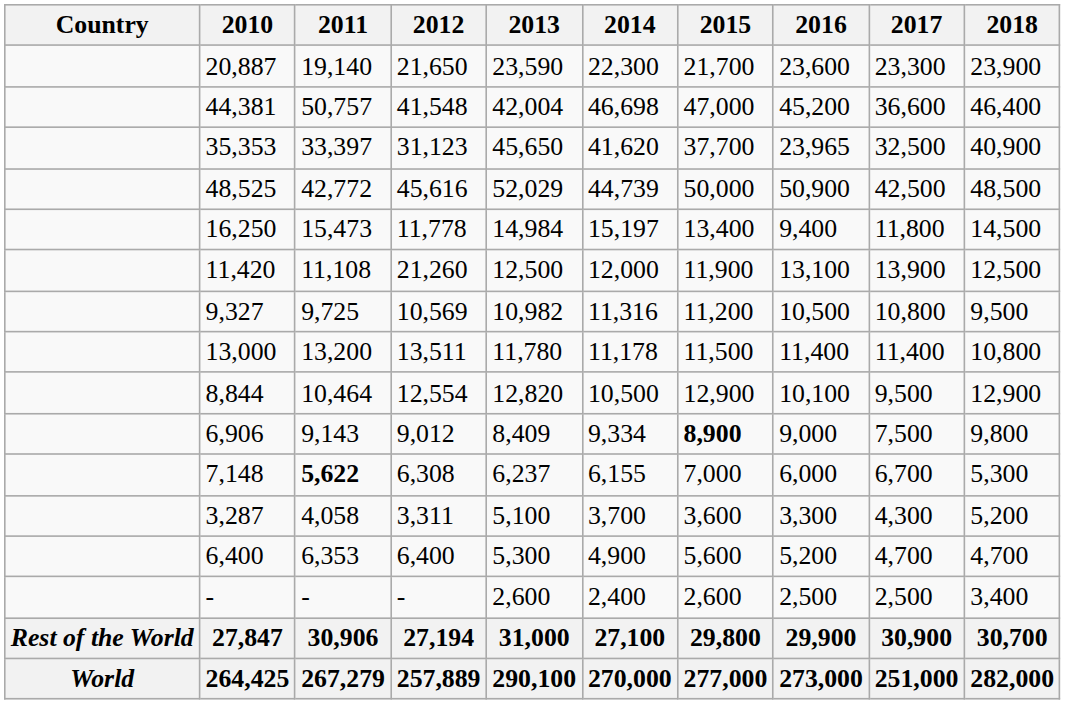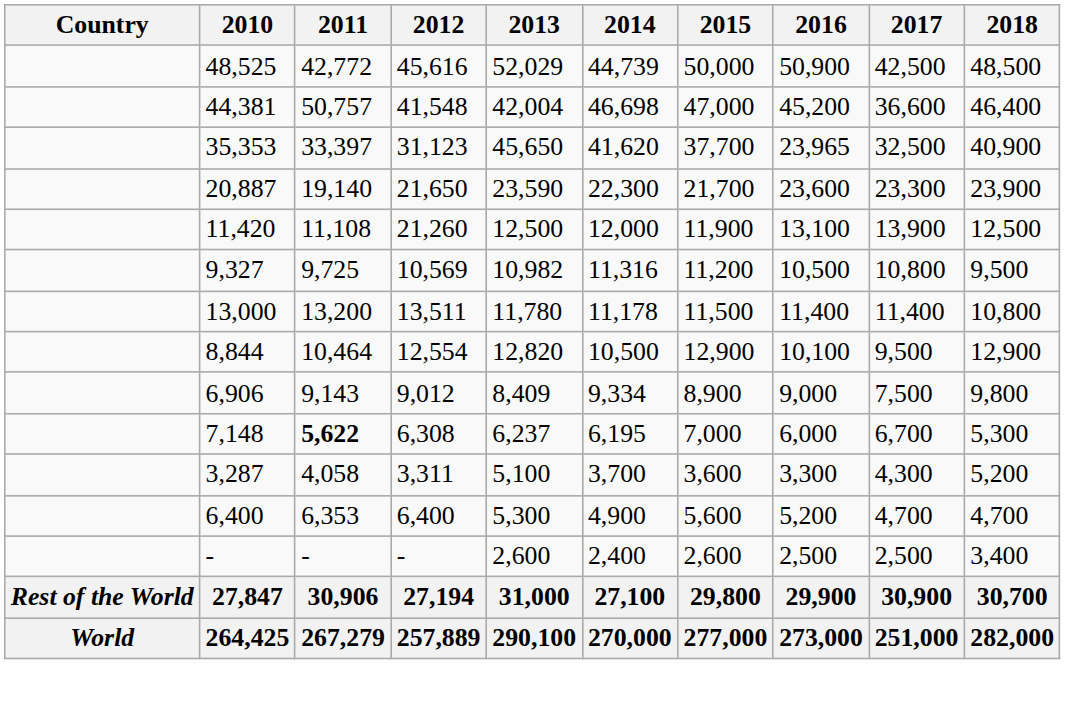rows swapped: (241, 188) <-> (241, 65)
- row: (241, 229)
(713, 433) bold -> (713, 392) normal
(617, 474) 6,155 -> (617, 433) 6,195
